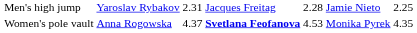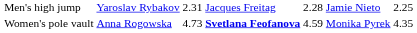(193, 23) 4.37 -> (193, 23) 4.73
(313, 23) 4.53 -> (313, 23) 4.59
